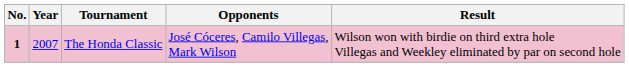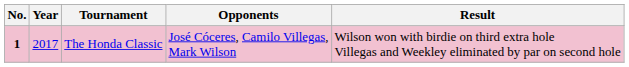(45, 44) 2007 -> (45, 44) 2017
